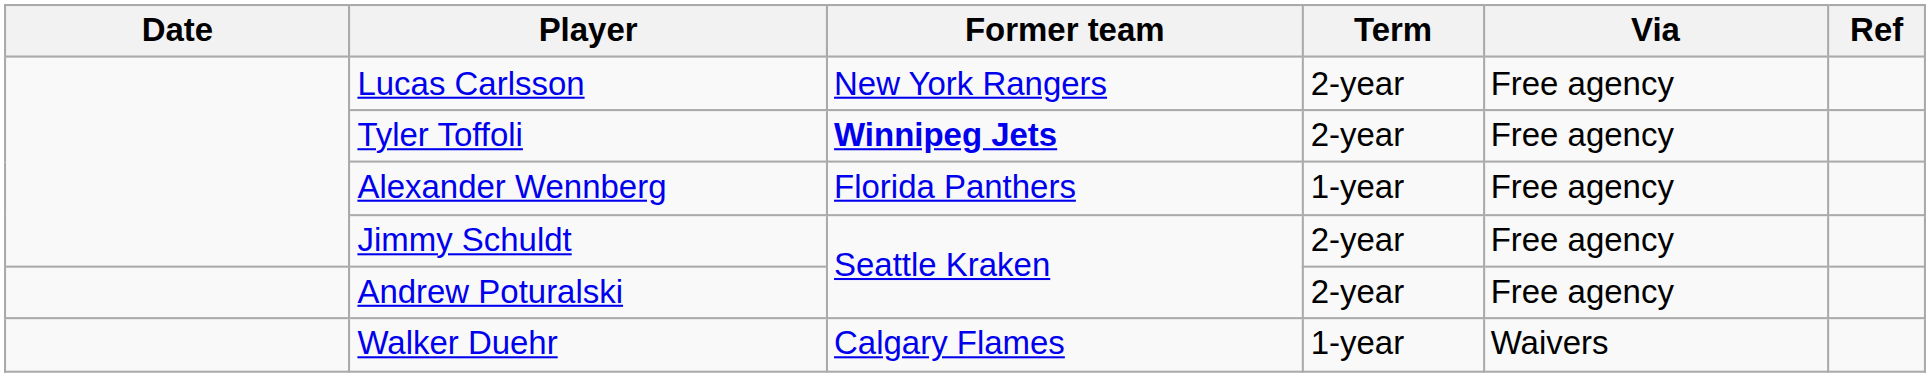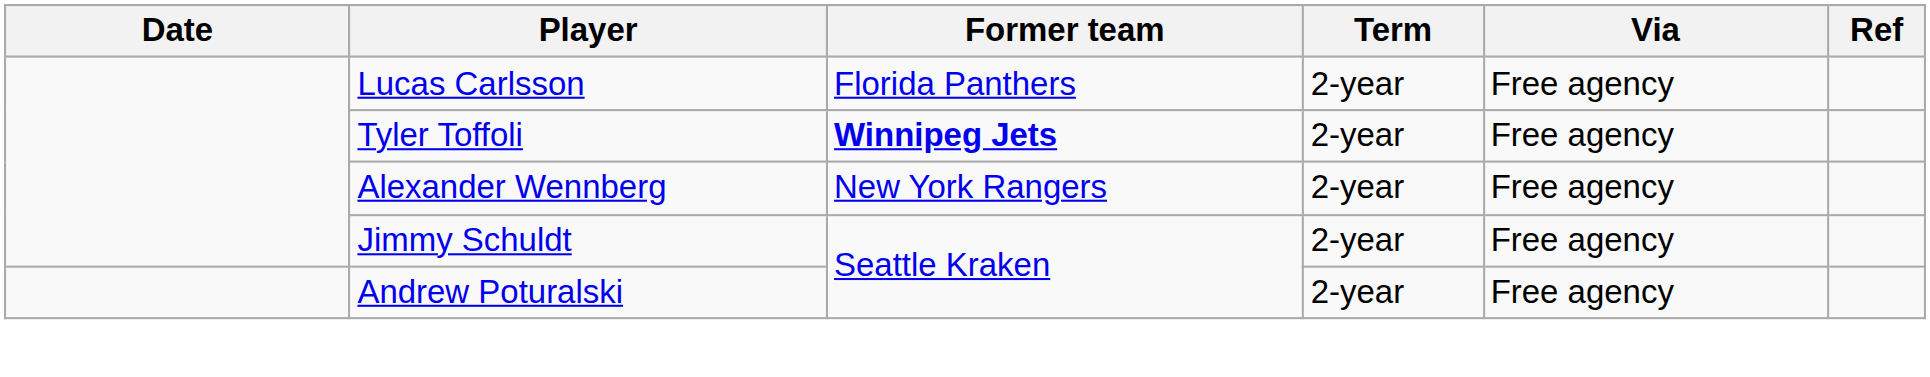(971, 82) New York Rangers -> (955, 82) Florida Panthers
(955, 187) Florida Panthers -> (971, 187) New York Rangers
(1357, 187) 1-year -> (1357, 187) 2-year
- row: (458, 344)
